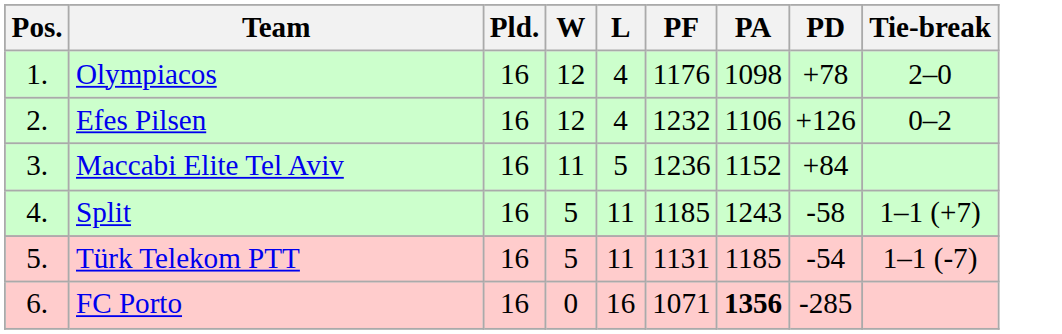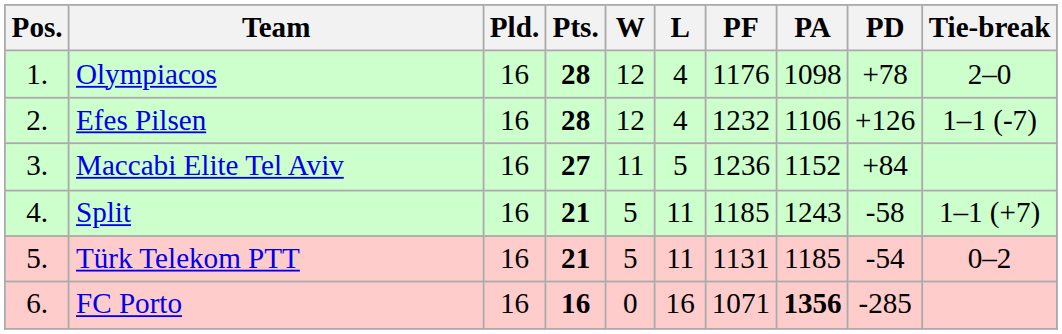+ column: (576, 27)
(930, 119) 0–2 -> (990, 119) 1–1 (-7)
(930, 258) 1–1 (-7) -> (990, 258) 0–2
